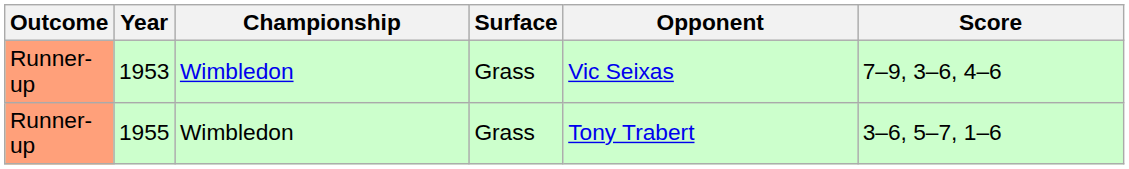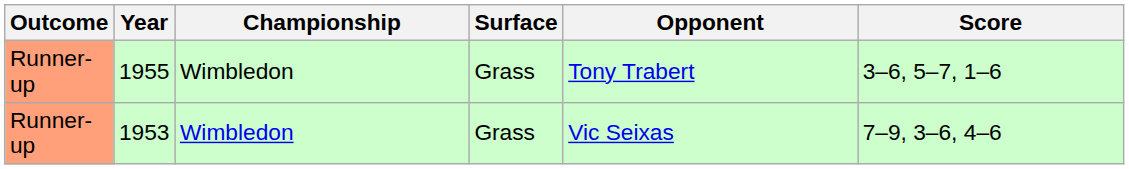rows swapped: (144, 71) <-> (144, 132)
